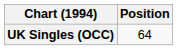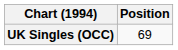(145, 34) 64 -> (145, 34) 69
